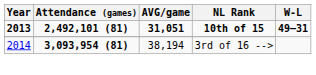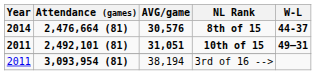+ row: (234, 29)
(19, 29) 2013 -> (19, 45) 2011
(19, 45) 2014 -> (19, 61) 2011
